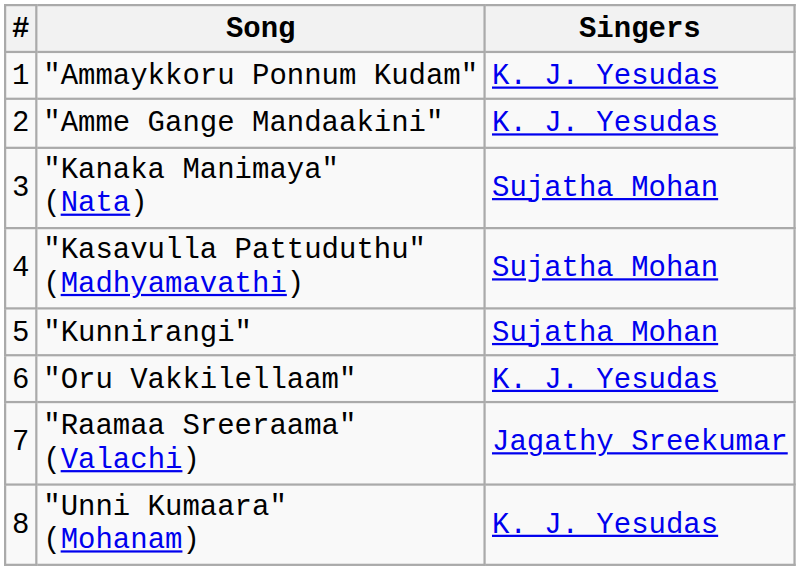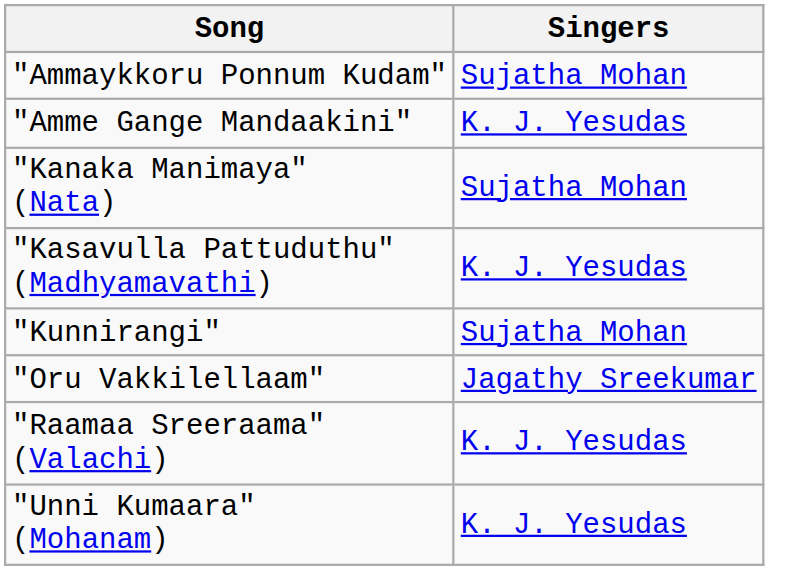- column: (21, 29)
(605, 76) K. J. Yesudas -> (574, 76) Sujatha Mohan
(605, 268) Sujatha Mohan -> (574, 268) K. J. Yesudas
(605, 379) K. J. Yesudas -> (609, 379) Jagathy Sreekumar
(640, 443) Jagathy Sreekumar -> (574, 443) K. J. Yesudas
